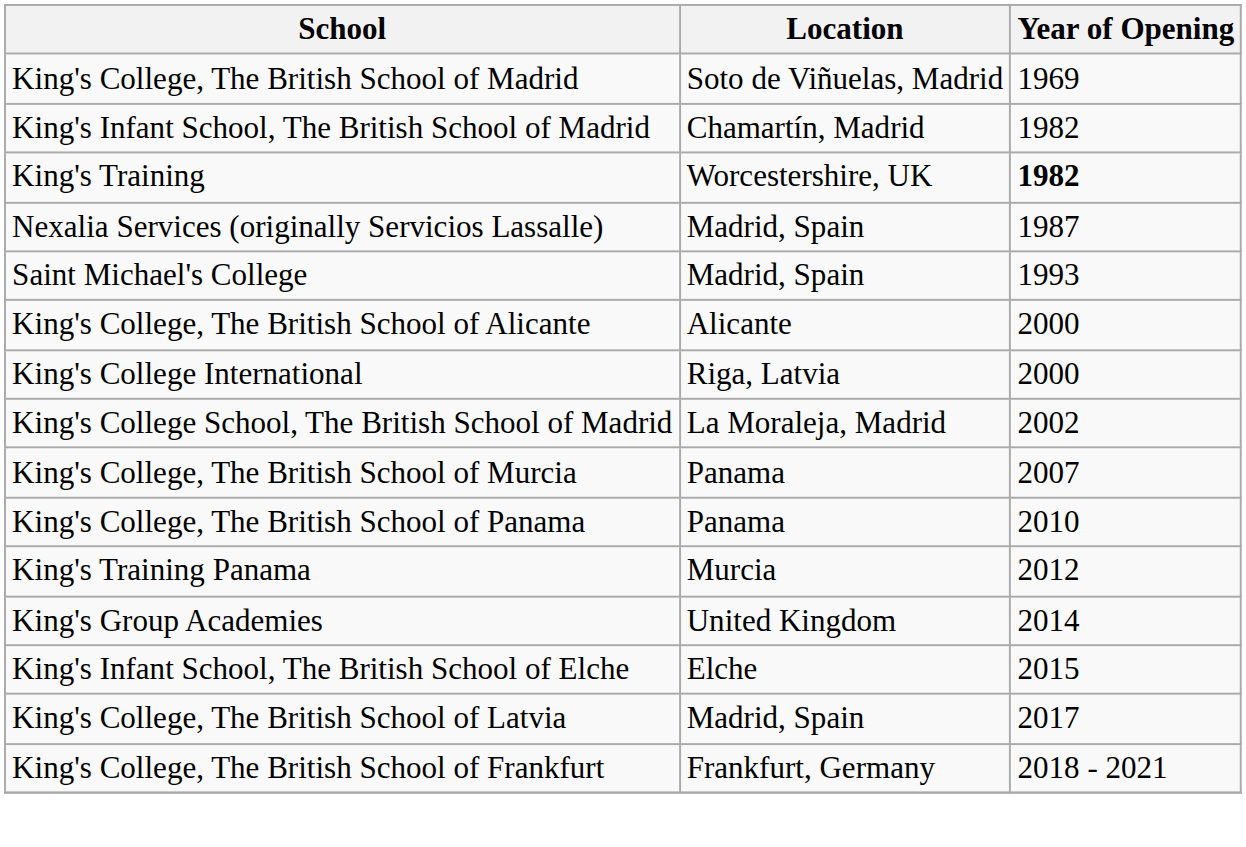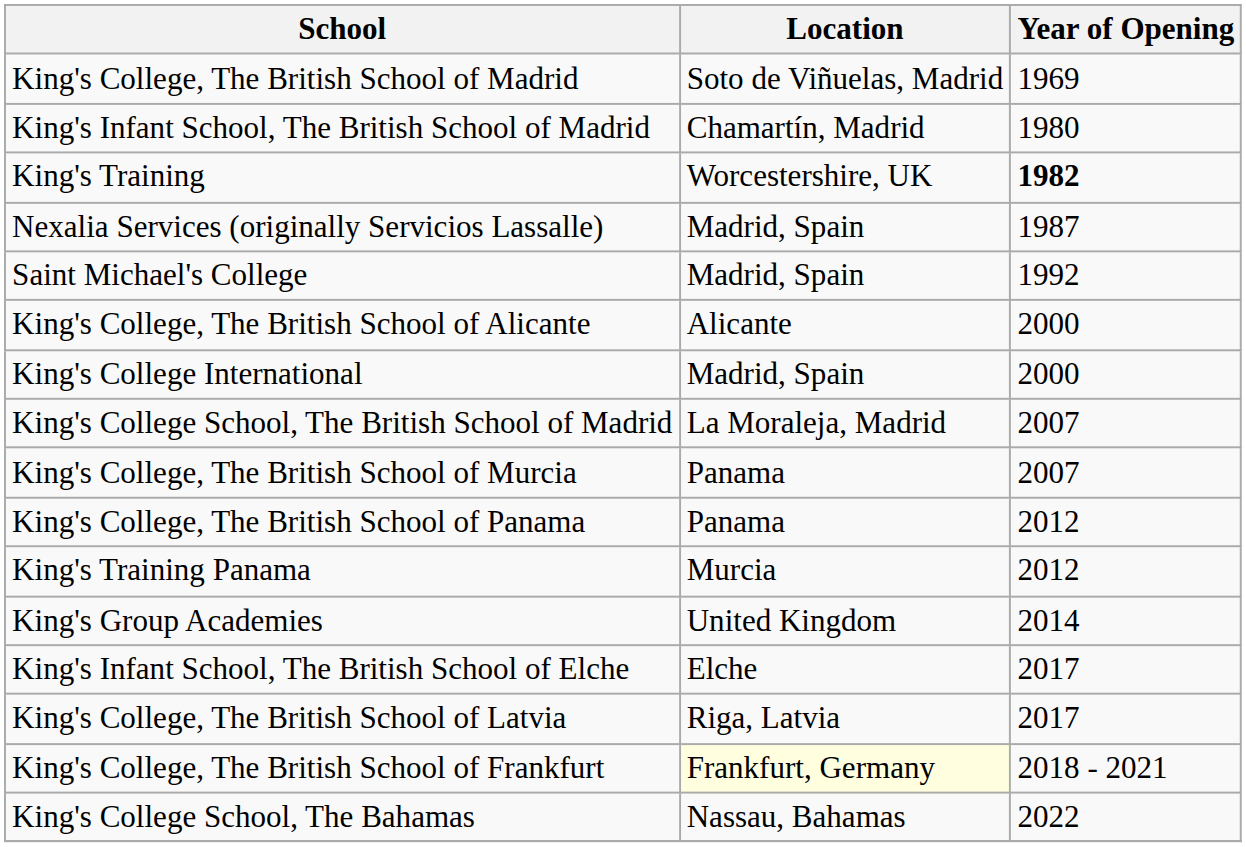(1049, 127) 1982 -> (1049, 127) 1980
(1049, 275) 1993 -> (1049, 275) 1992
(763, 373) Riga, Latvia -> (775, 373) Madrid, Spain
(1049, 422) 2002 -> (1049, 422) 2007
(1049, 521) 2010 -> (1049, 521) 2012
(1049, 669) 2015 -> (1049, 669) 2017
(775, 718) Madrid, Spain -> (763, 718) Riga, Latvia
(811, 767) no background -> (811, 767) lightyellow background
+ row: (244, 816)
